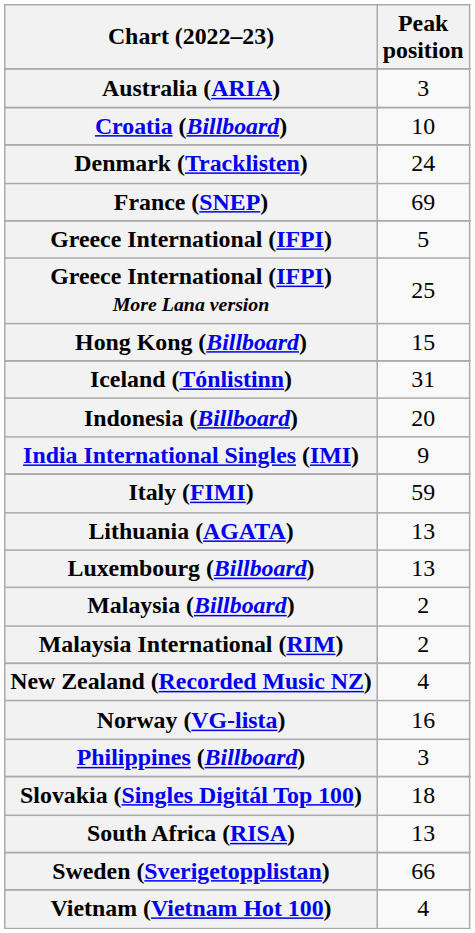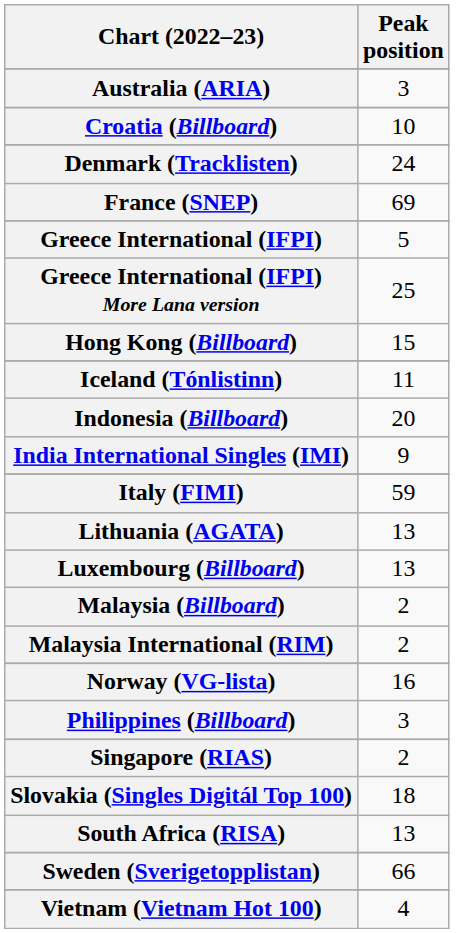(423, 379) 31 -> (403, 379) 11
- row: (191, 681)
+ row: (181, 757)
